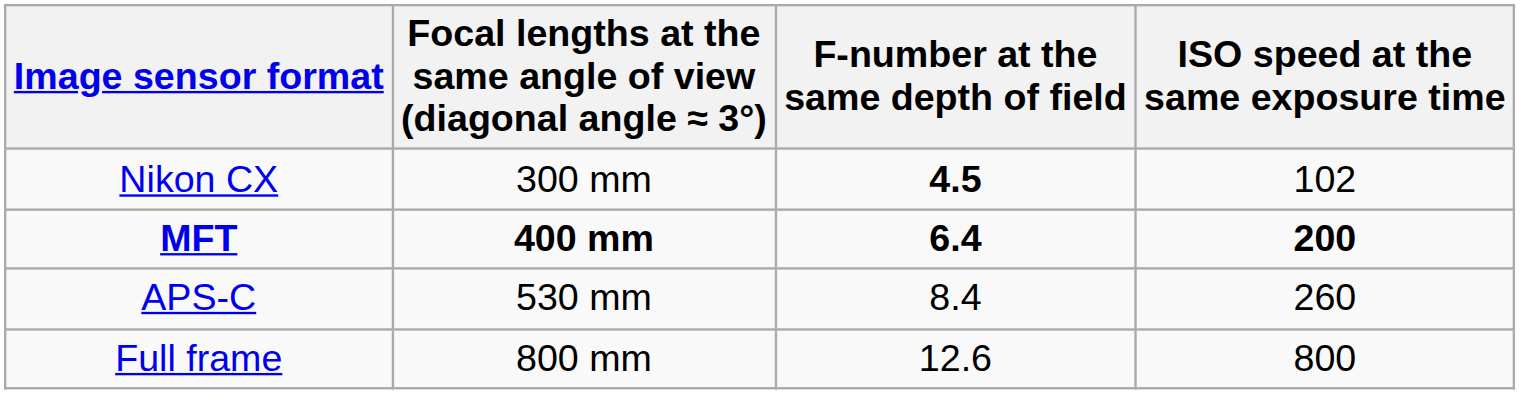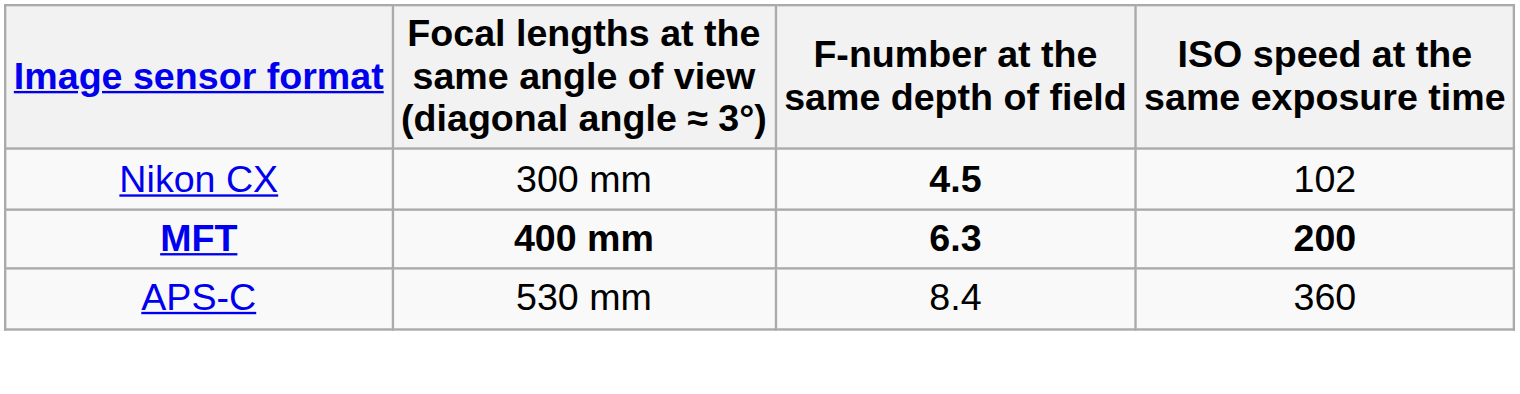(955, 238) 6.4 -> (955, 238) 6.3
(1325, 297) 260 -> (1325, 297) 360
- row: (199, 357)
